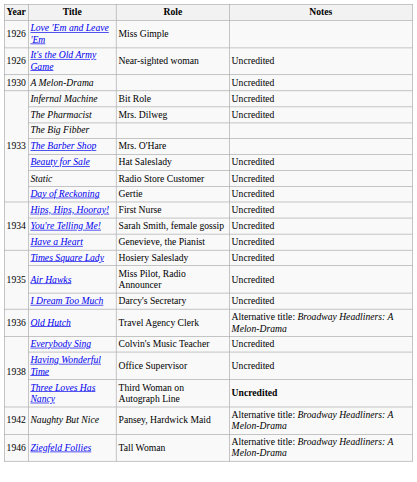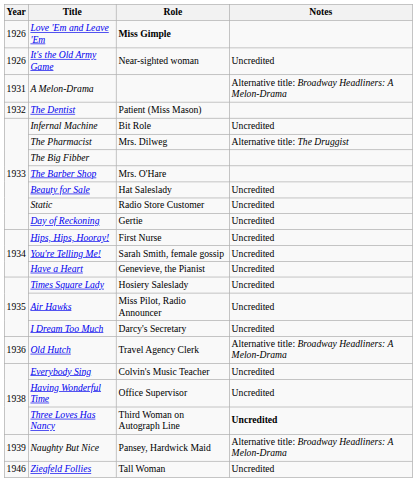(144, 34) normal -> (145, 34) bold
(16, 83) 1930 -> (16, 89) 1931
(253, 83) Uncredited -> (312, 89) Alternative title: Broadway Headliners: A Melon-Drama
+ row: (53, 110)
(253, 115) Uncredited -> (290, 142) Alternative title: The Druggist
(16, 421) 1942 -> (16, 448) 1939
(312, 448) Alternative title: Broadway Headliners: A Melon-Drama -> (253, 469) Uncredited
